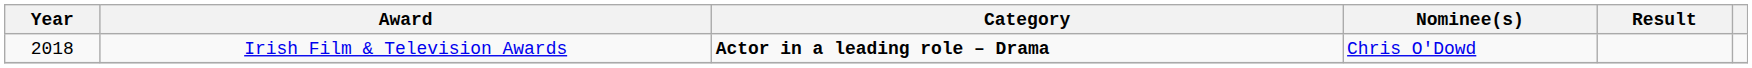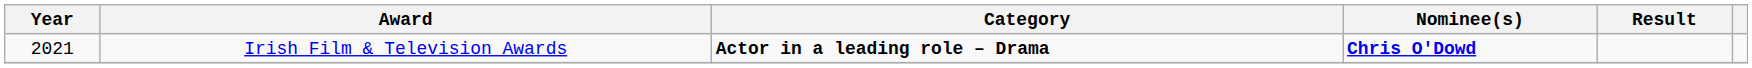(52, 49) 2018 -> (52, 49) 2021
(1412, 49) normal -> (1412, 49) bold
